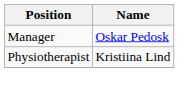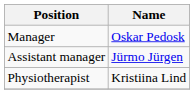+ row: (56, 57)
